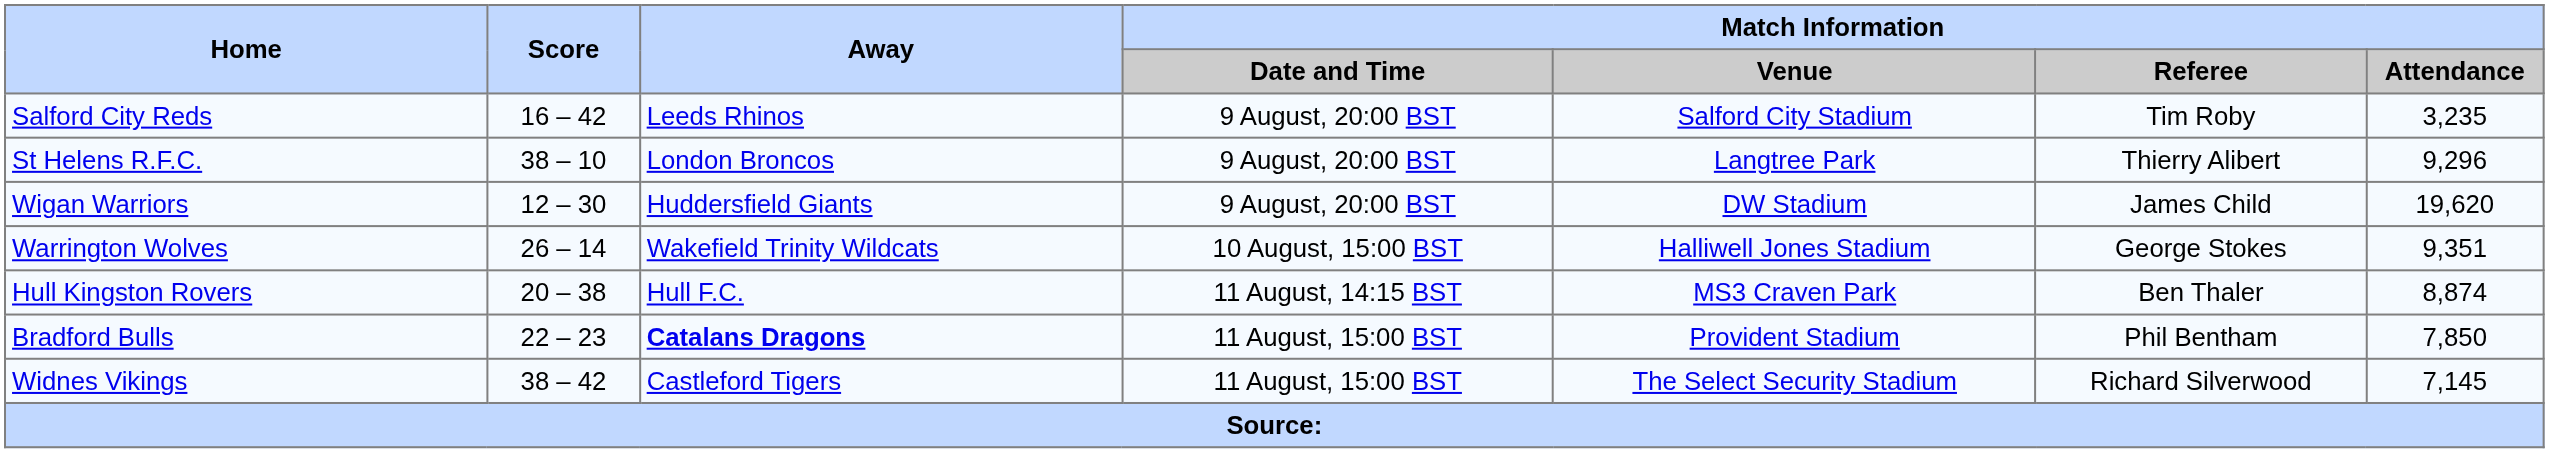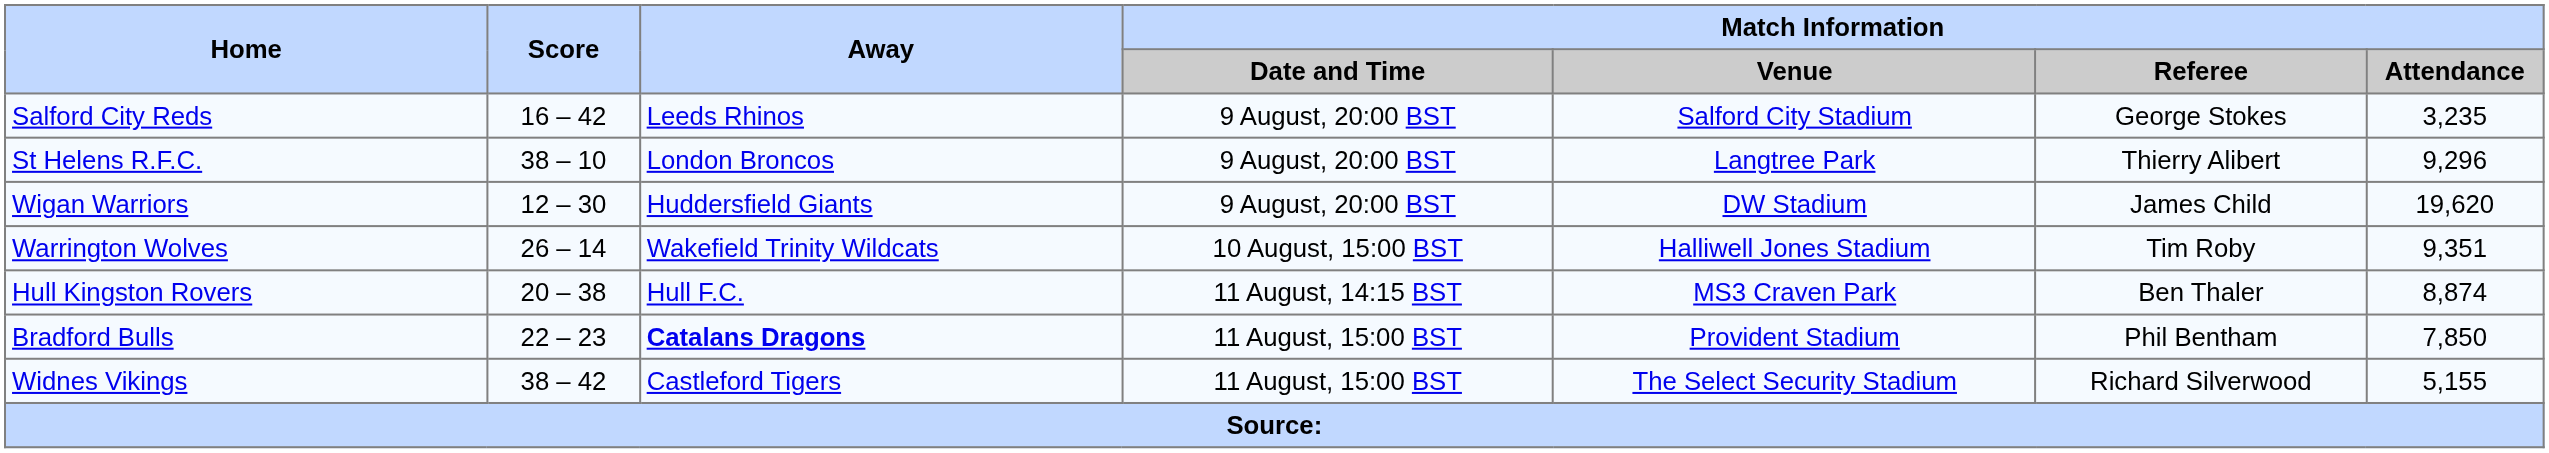(2201, 116) Tim Roby -> (2201, 116) George Stokes
(2201, 248) George Stokes -> (2201, 248) Tim Roby
(2455, 381) 7,145 -> (2455, 381) 5,155
